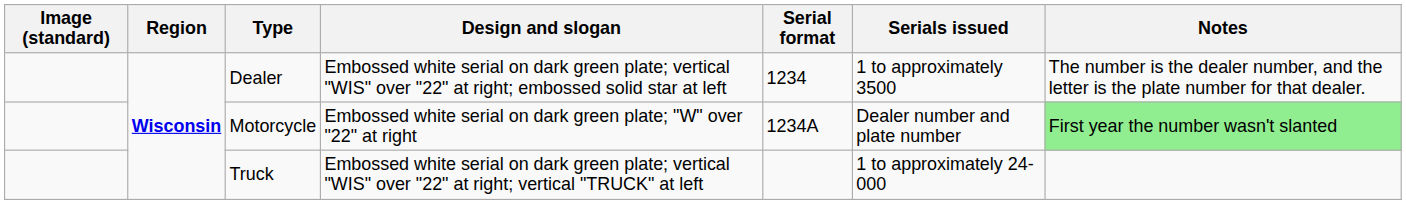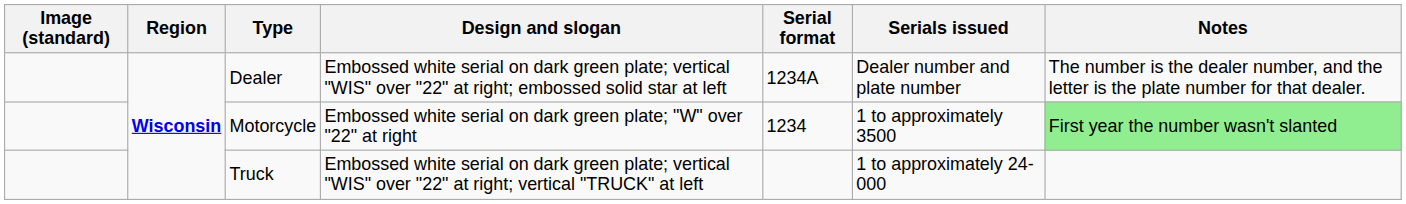(786, 77) 1234 -> (792, 77) 1234A
(930, 77) 1 to approximately 3500 -> (933, 77) Dealer number and plate number
(792, 125) 1234A -> (786, 125) 1234
(933, 125) Dealer number and plate number -> (930, 125) 1 to approximately 3500
